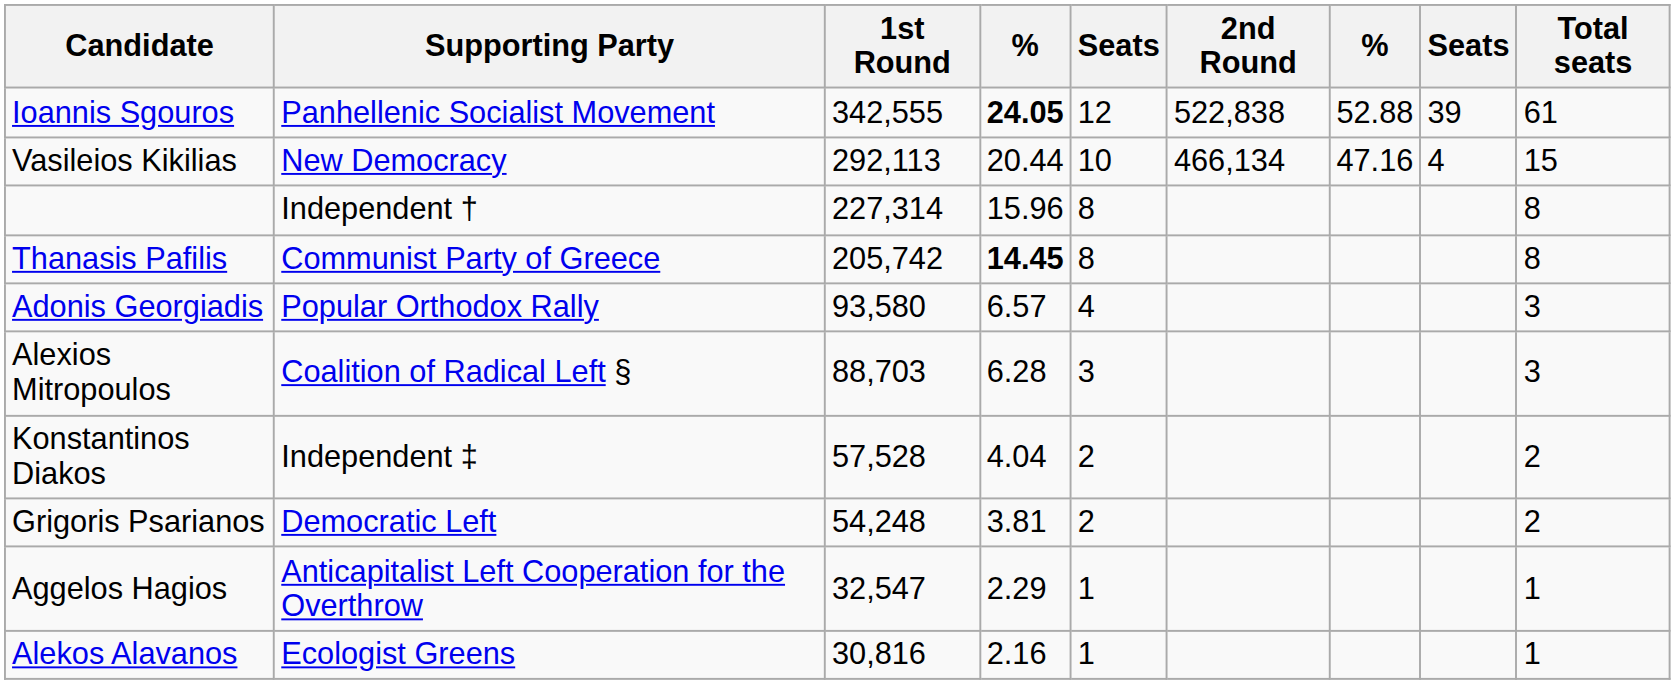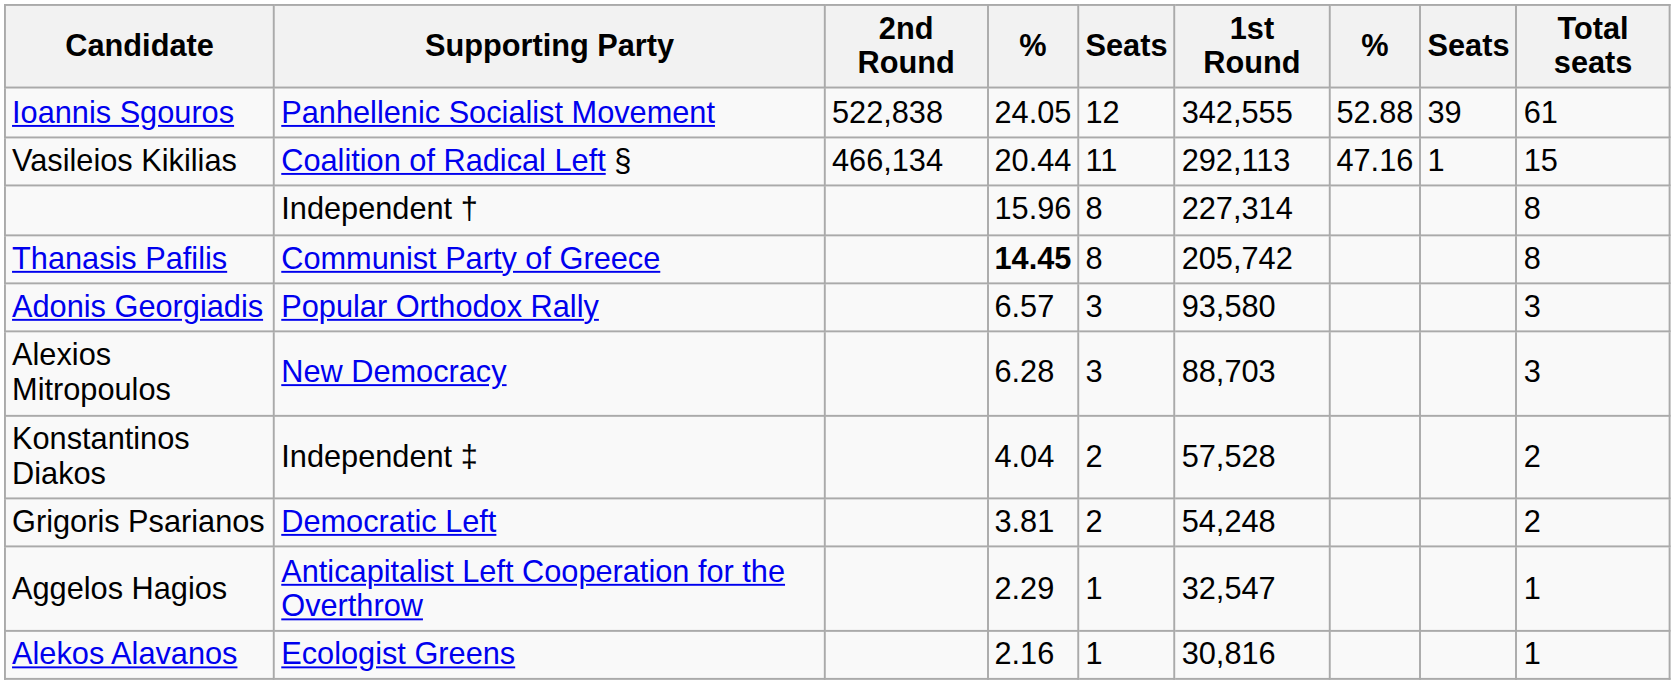columns swapped: (902, 46) <-> (1248, 46)
(1025, 112) bold -> (1033, 112) normal
(394, 160) New Democracy -> (456, 160) Coalition of Radical Left §
(1095, 160) 10 -> (1101, 160) 11
(1436, 160) 4 -> (1436, 160) 1
(1086, 307) 4 -> (1094, 307) 3
(456, 373) Coalition of Radical Left § -> (394, 373) New Democracy
